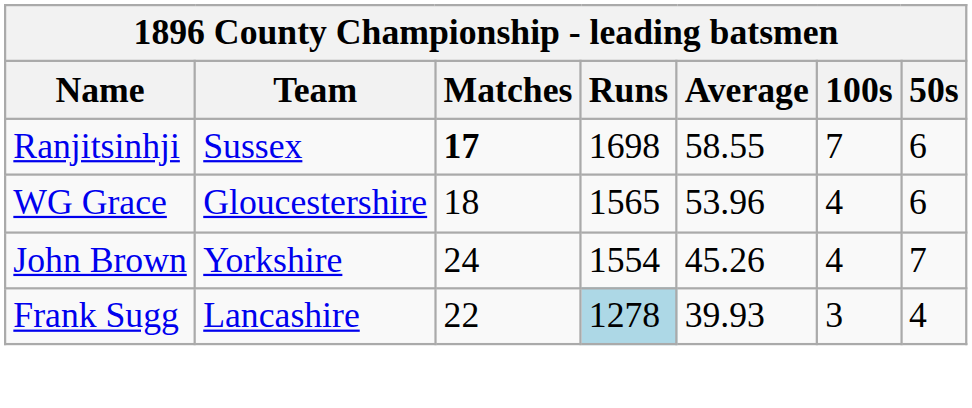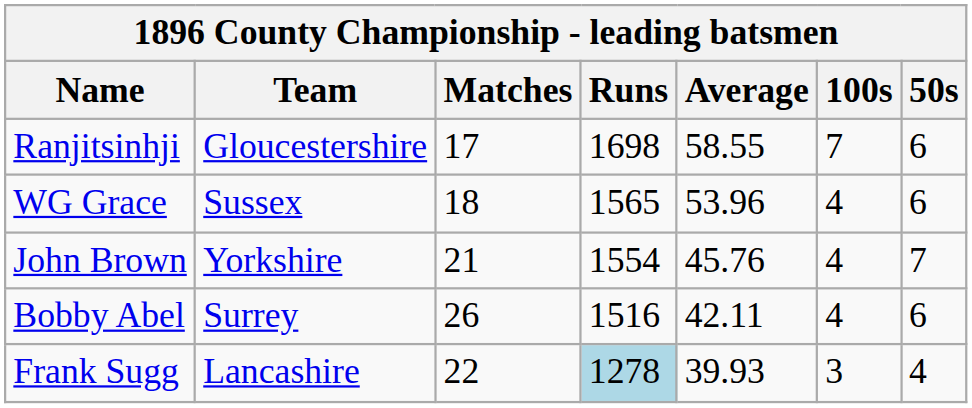(253, 145) Sussex -> (315, 145) Gloucestershire
(461, 145) bold -> (461, 145) normal
(315, 202) Gloucestershire -> (253, 202) Sussex
(461, 259) 24 -> (461, 259) 21
(725, 259) 45.26 -> (725, 259) 45.76
+ row: (99, 315)
